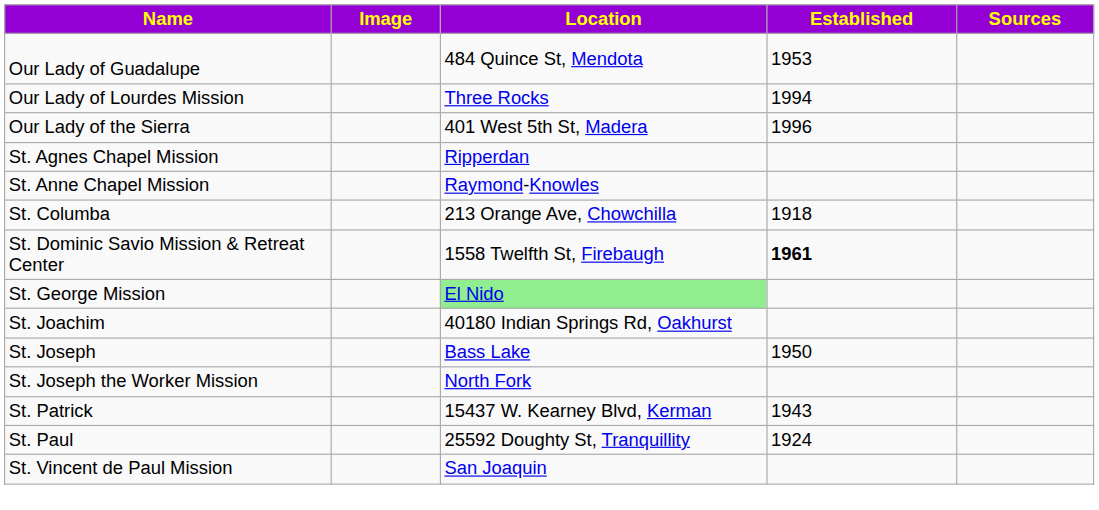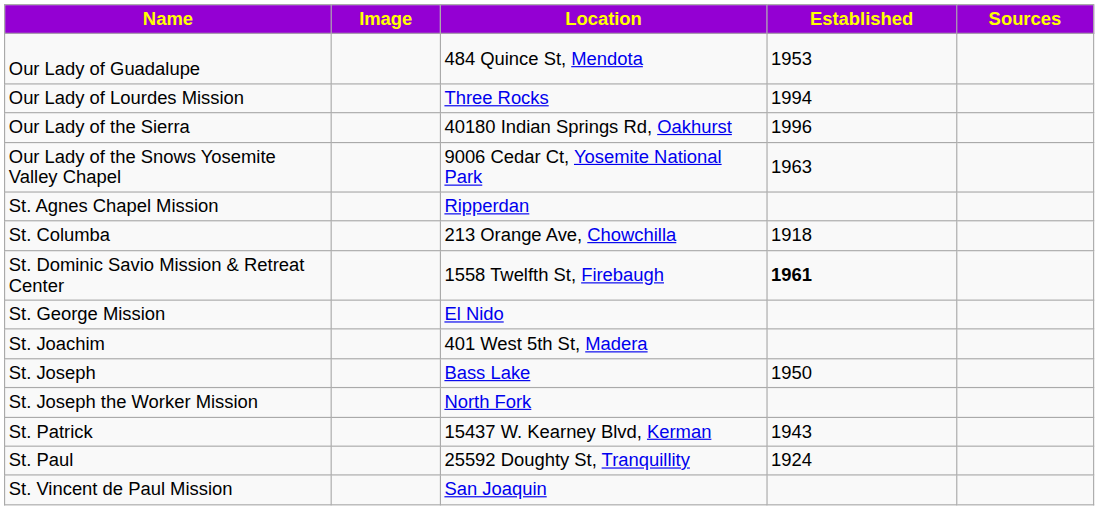(546, 127) 401 West 5th St, Madera -> (588, 127) 40180 Indian Springs Rd, Oakhurst
+ row: (142, 166)
- row: (109, 185)
(474, 293) lightgreen background -> (474, 314) no background
(588, 323) 40180 Indian Springs Rd, Oakhurst -> (546, 343) 401 West 5th St, Madera
